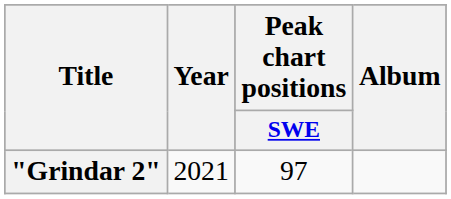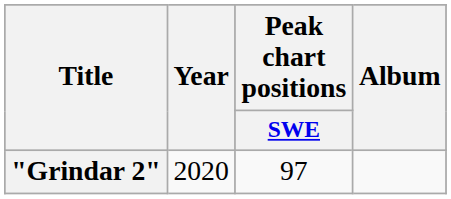(201, 171) 2021 -> (201, 171) 2020
